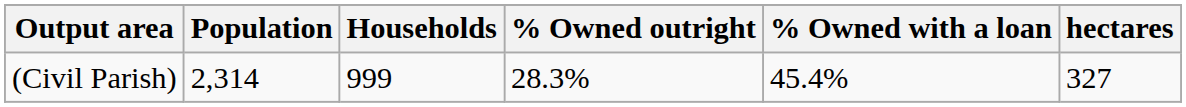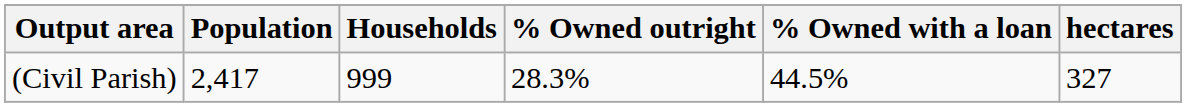(225, 76) 2,314 -> (225, 76) 2,417
(809, 76) 45.4% -> (809, 76) 44.5%
